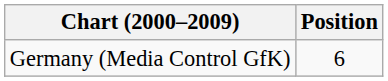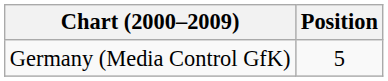(339, 57) 6 -> (339, 57) 5
